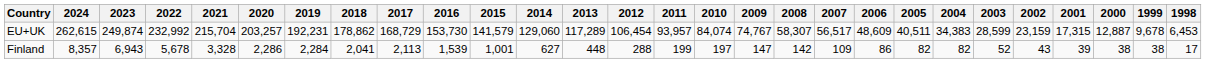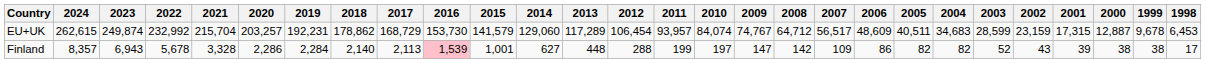(794, 31) 58,307 -> (794, 31) 64,712
(953, 31) 34,383 -> (953, 31) 34,683
(360, 49) 2,041 -> (360, 49) 2,140
(453, 49) no background -> (453, 49) pink background
